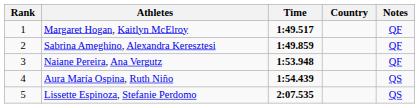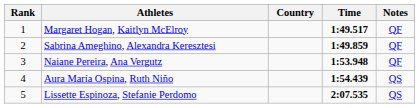columns swapped: (349, 12) <-> (295, 12)
